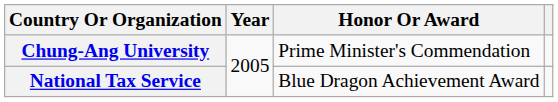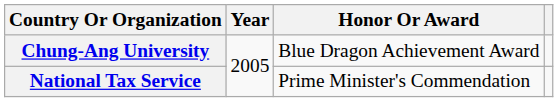(404, 50) Prime Minister's Commendation -> (409, 50) Blue Dragon Achievement Award
(409, 81) Blue Dragon Achievement Award -> (404, 81) Prime Minister's Commendation
